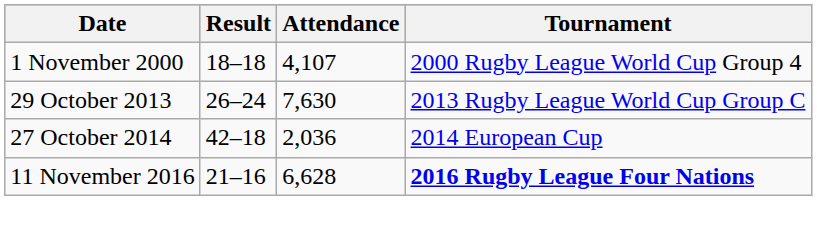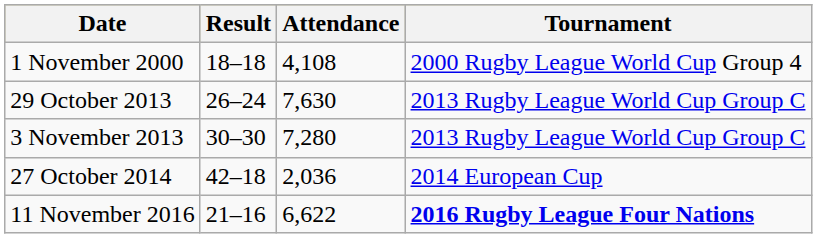(309, 61) 4,107 -> (309, 61) 4,108
+ row: (97, 137)
(309, 175) 6,628 -> (309, 213) 6,622
